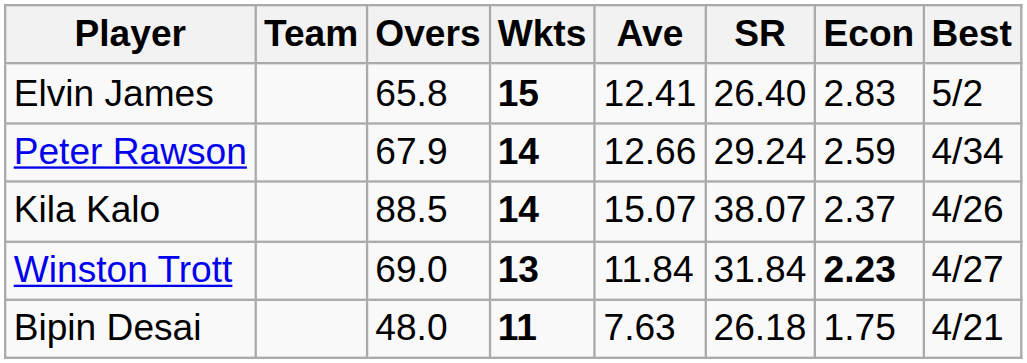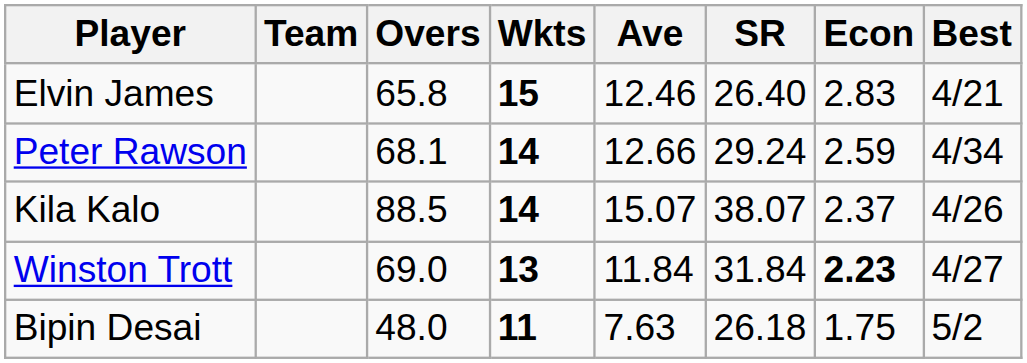(650, 92) 12.41 -> (650, 92) 12.46
(957, 92) 5/2 -> (968, 92) 4/21
(411, 151) 67.9 -> (411, 151) 68.1
(968, 328) 4/21 -> (957, 328) 5/2
